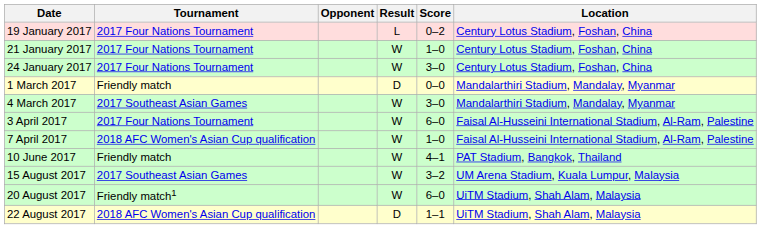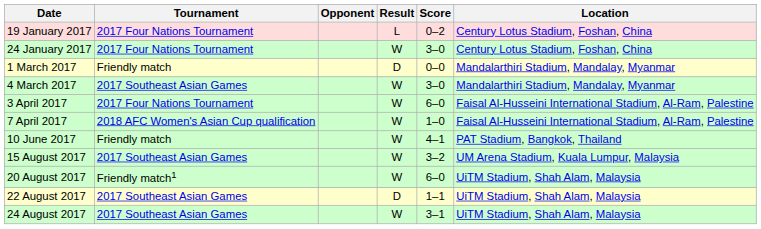- row: (49, 49)
(206, 214) 2018 AFC Women's Asian Cup qualification -> (172, 196) 2017 Southeast Asian Games
+ row: (46, 214)
